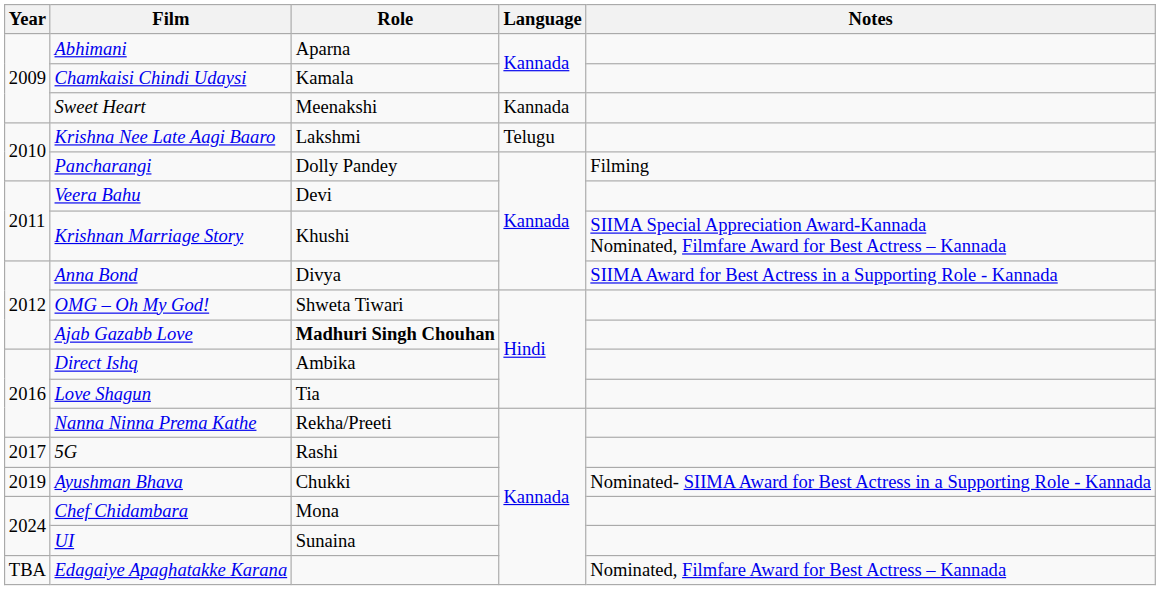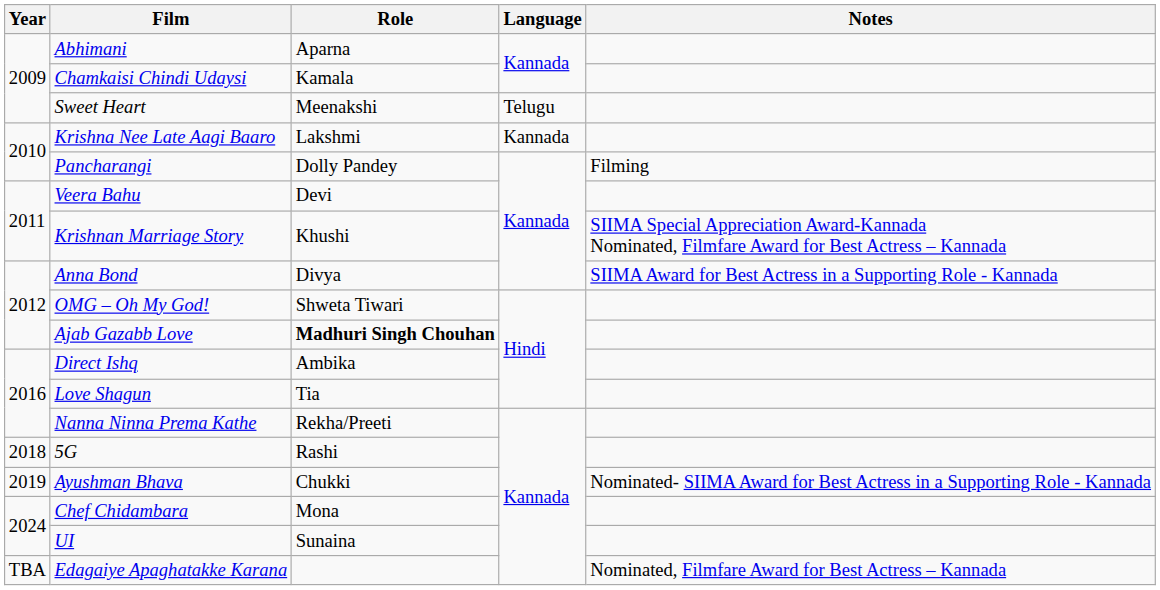(536, 107) Kannada -> (529, 107) Telugu
(529, 136) Telugu -> (536, 136) Kannada
(27, 452) 2017 -> (27, 452) 2018
